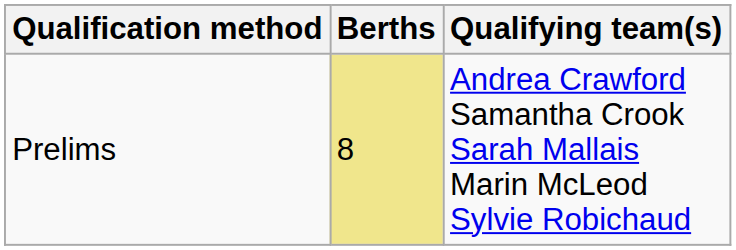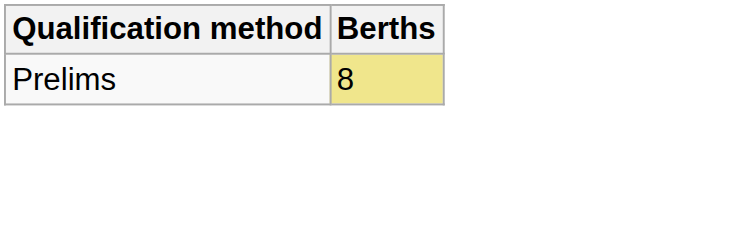- column: (586, 29)
